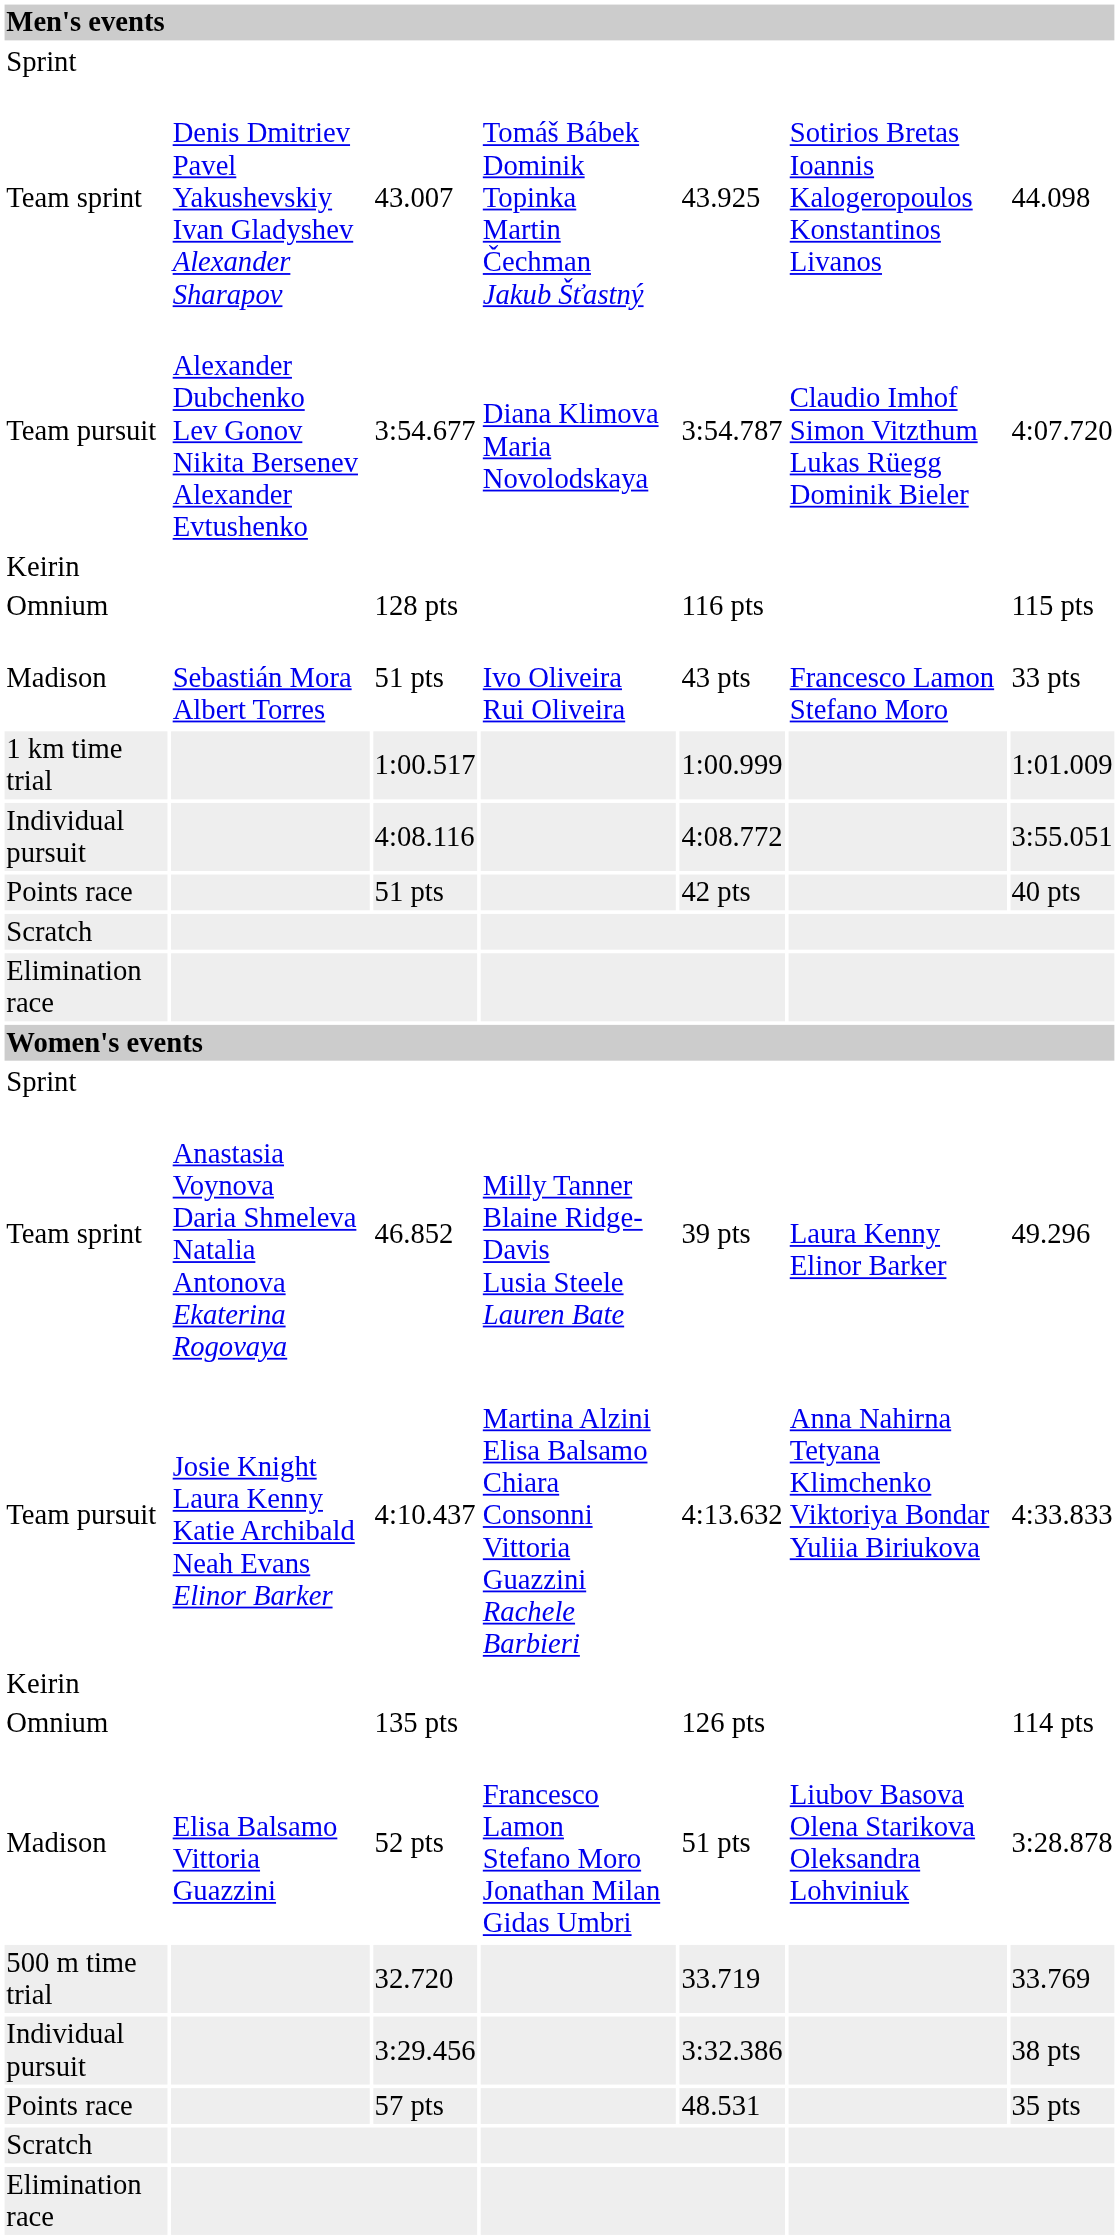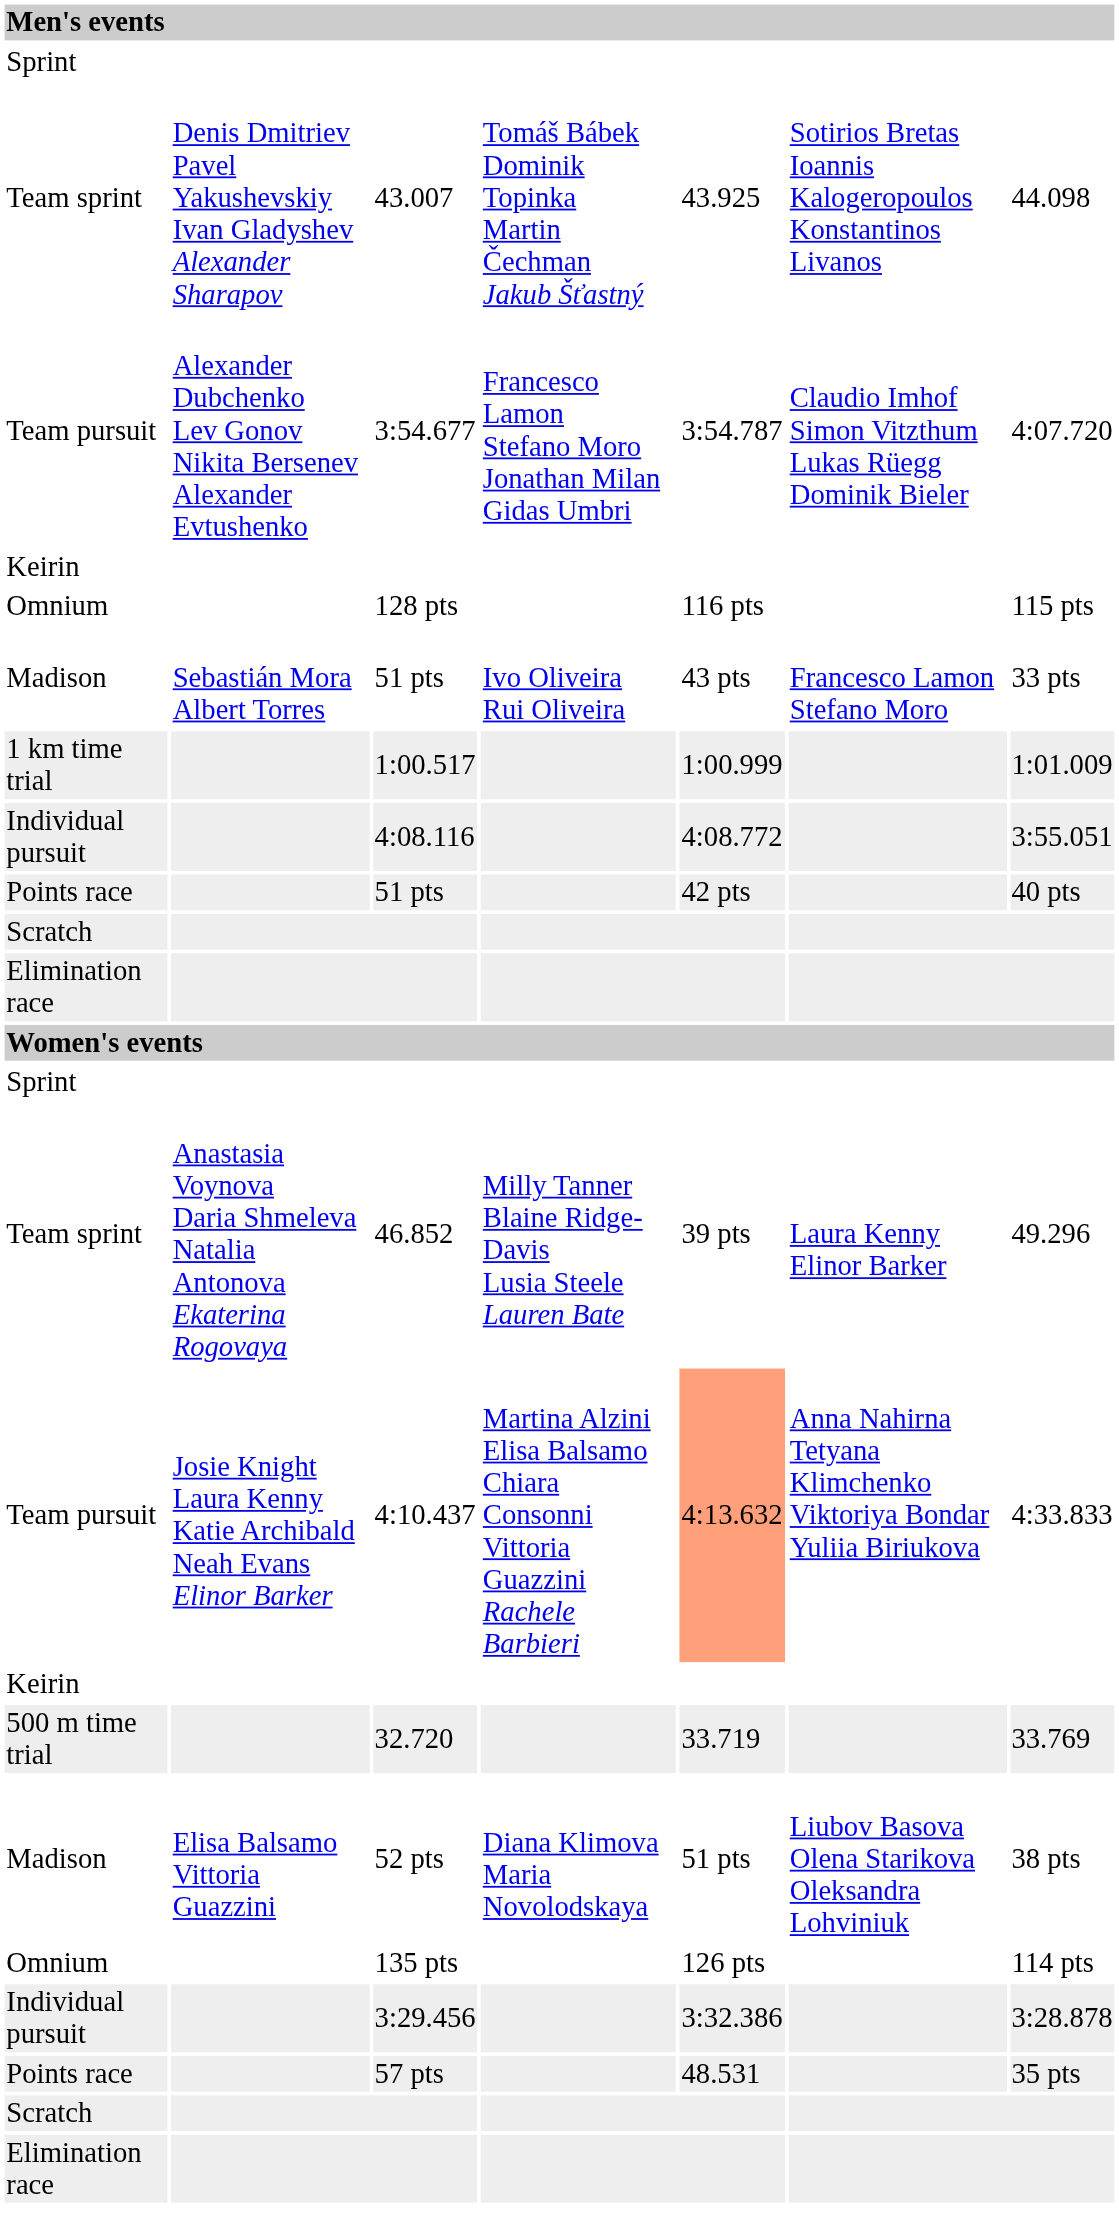(571, 446) Diana Klimova Maria Novolodskaya -> (572, 446) Francesco Lamon Stefano Moro Jonathan Milan Gidas Umbri
(732, 1514) no background -> (732, 1514) lightsalmon background
rows swapped: (57, 1722) <-> (72, 1978)
(572, 1858) Francesco Lamon Stefano Moro Jonathan Milan Gidas Umbri -> (571, 1874) Diana Klimova Maria Novolodskaya
(1062, 1842) 3:28.878 -> (1046, 1858) 38 pts
(1046, 2050) 38 pts -> (1062, 2017) 3:28.878
